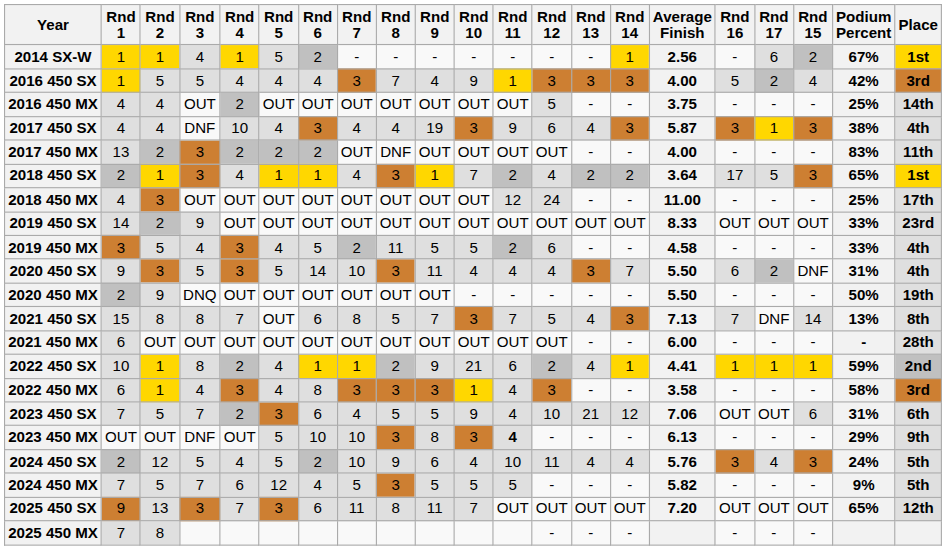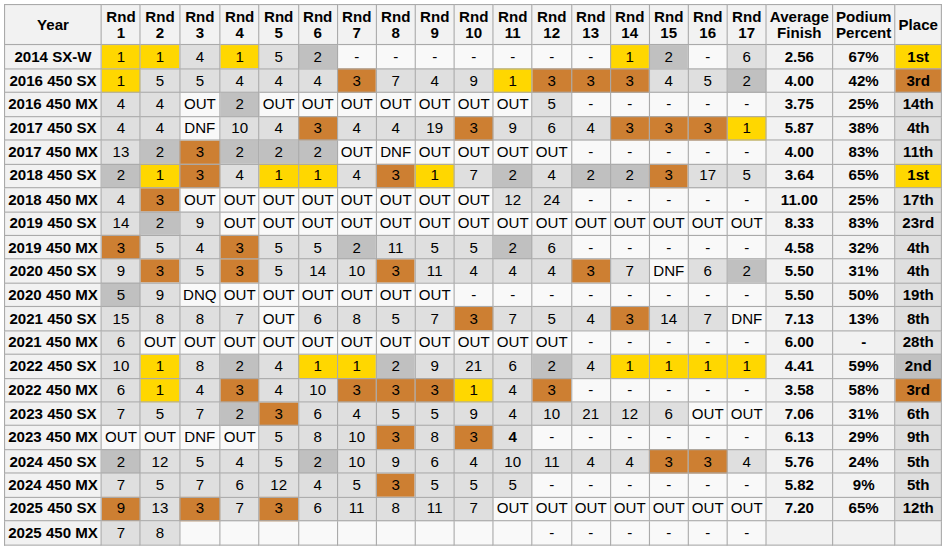columns swapped: (813, 24) <-> (682, 24)
(864, 223) 33% -> (864, 223) 83%
(279, 247) 4 -> (279, 247) 5
(864, 247) 33% -> (864, 247) 32%
(121, 294) 2 -> (121, 294) 5
(318, 390) 8 -> (318, 390) 10
(318, 437) 10 -> (318, 437) 8
